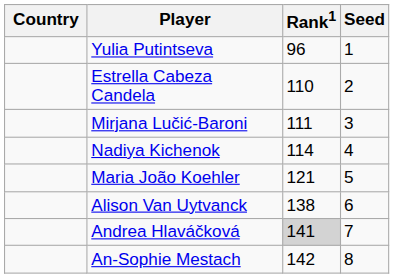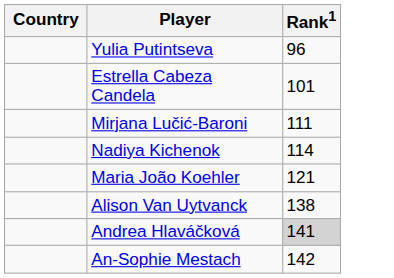- column: (365, 20)
(300, 86) 110 -> (301, 86) 101
